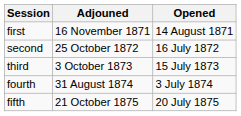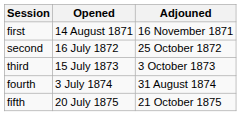columns swapped: (194, 13) <-> (103, 13)
